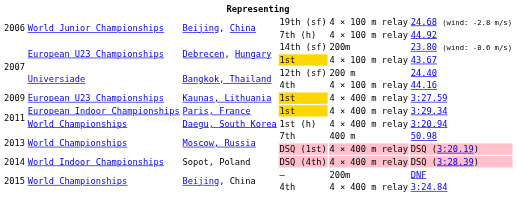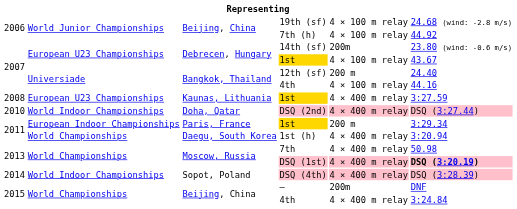(14, 98) 2009 -> (14, 98) 2008
+ row: (211, 111)
(369, 111) 4 × 400 m relay -> (343, 124) 200 m
(343, 136) 400 m -> (369, 149) 4 × 400 m relay
(445, 149) normal -> (445, 162) bold
